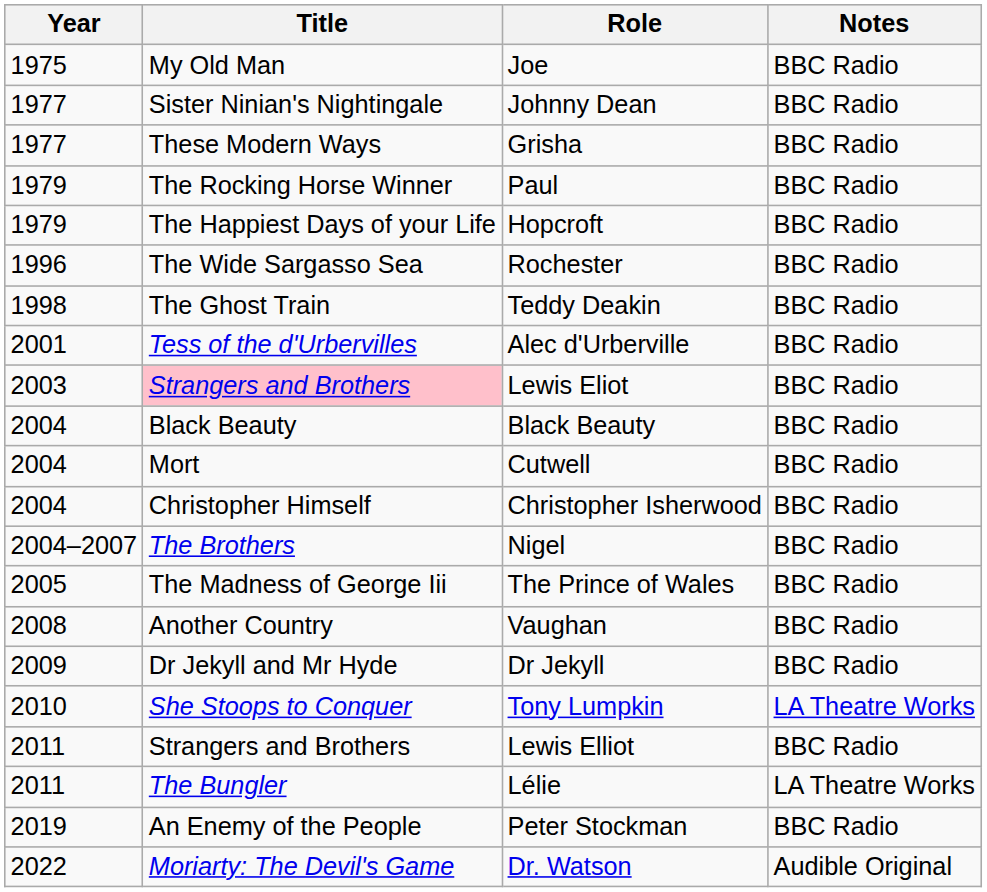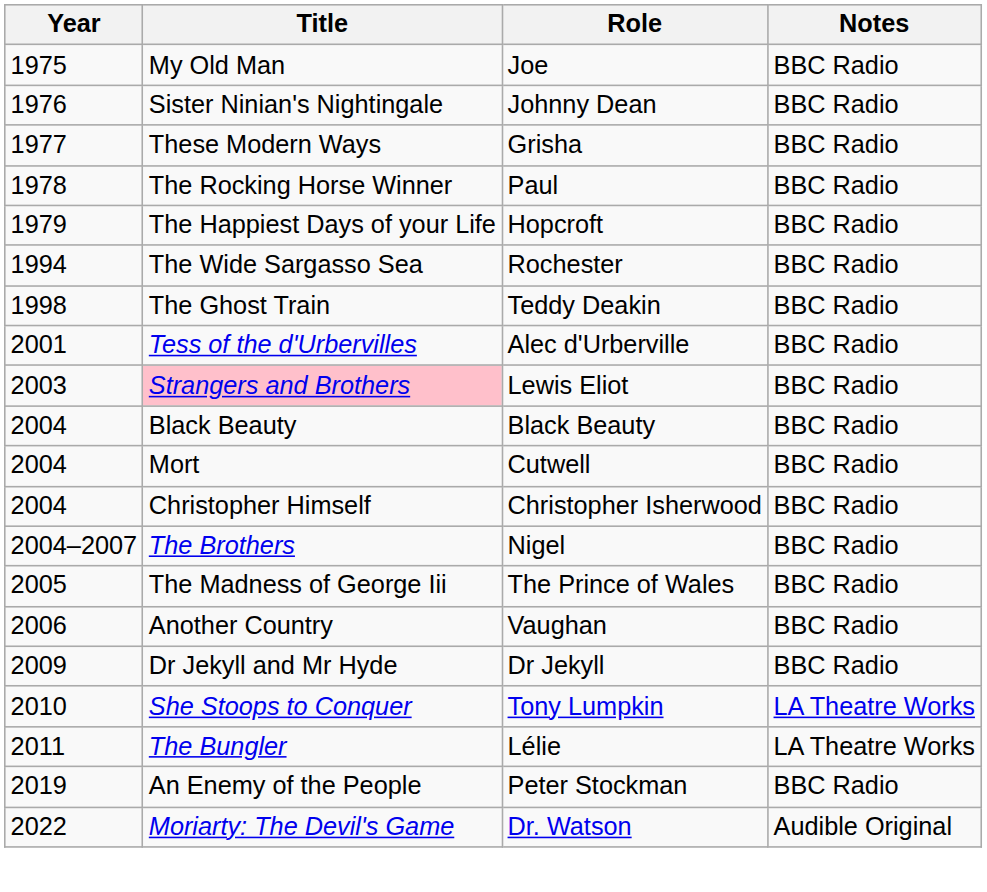(39, 104) 1977 -> (39, 104) 1976
(39, 184) 1979 -> (39, 184) 1978
(39, 265) 1996 -> (39, 265) 1994
(39, 625) 2008 -> (39, 625) 2006
- row: (571, 746)
